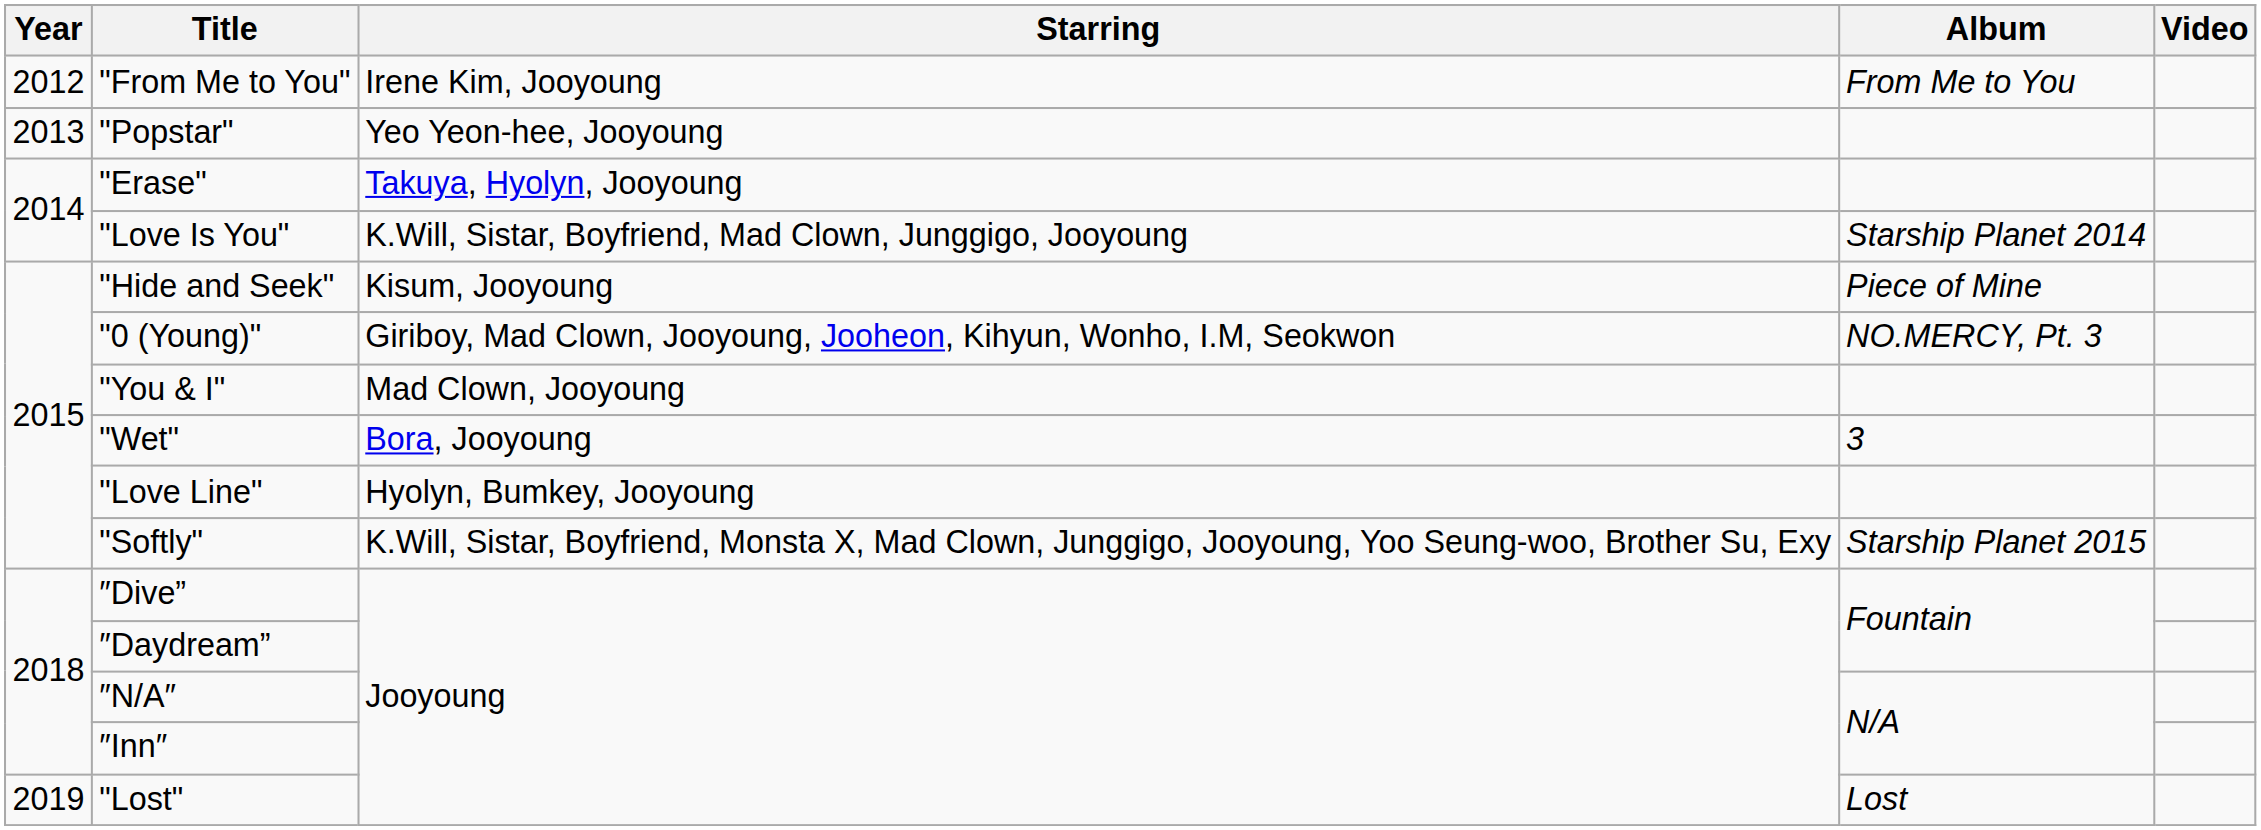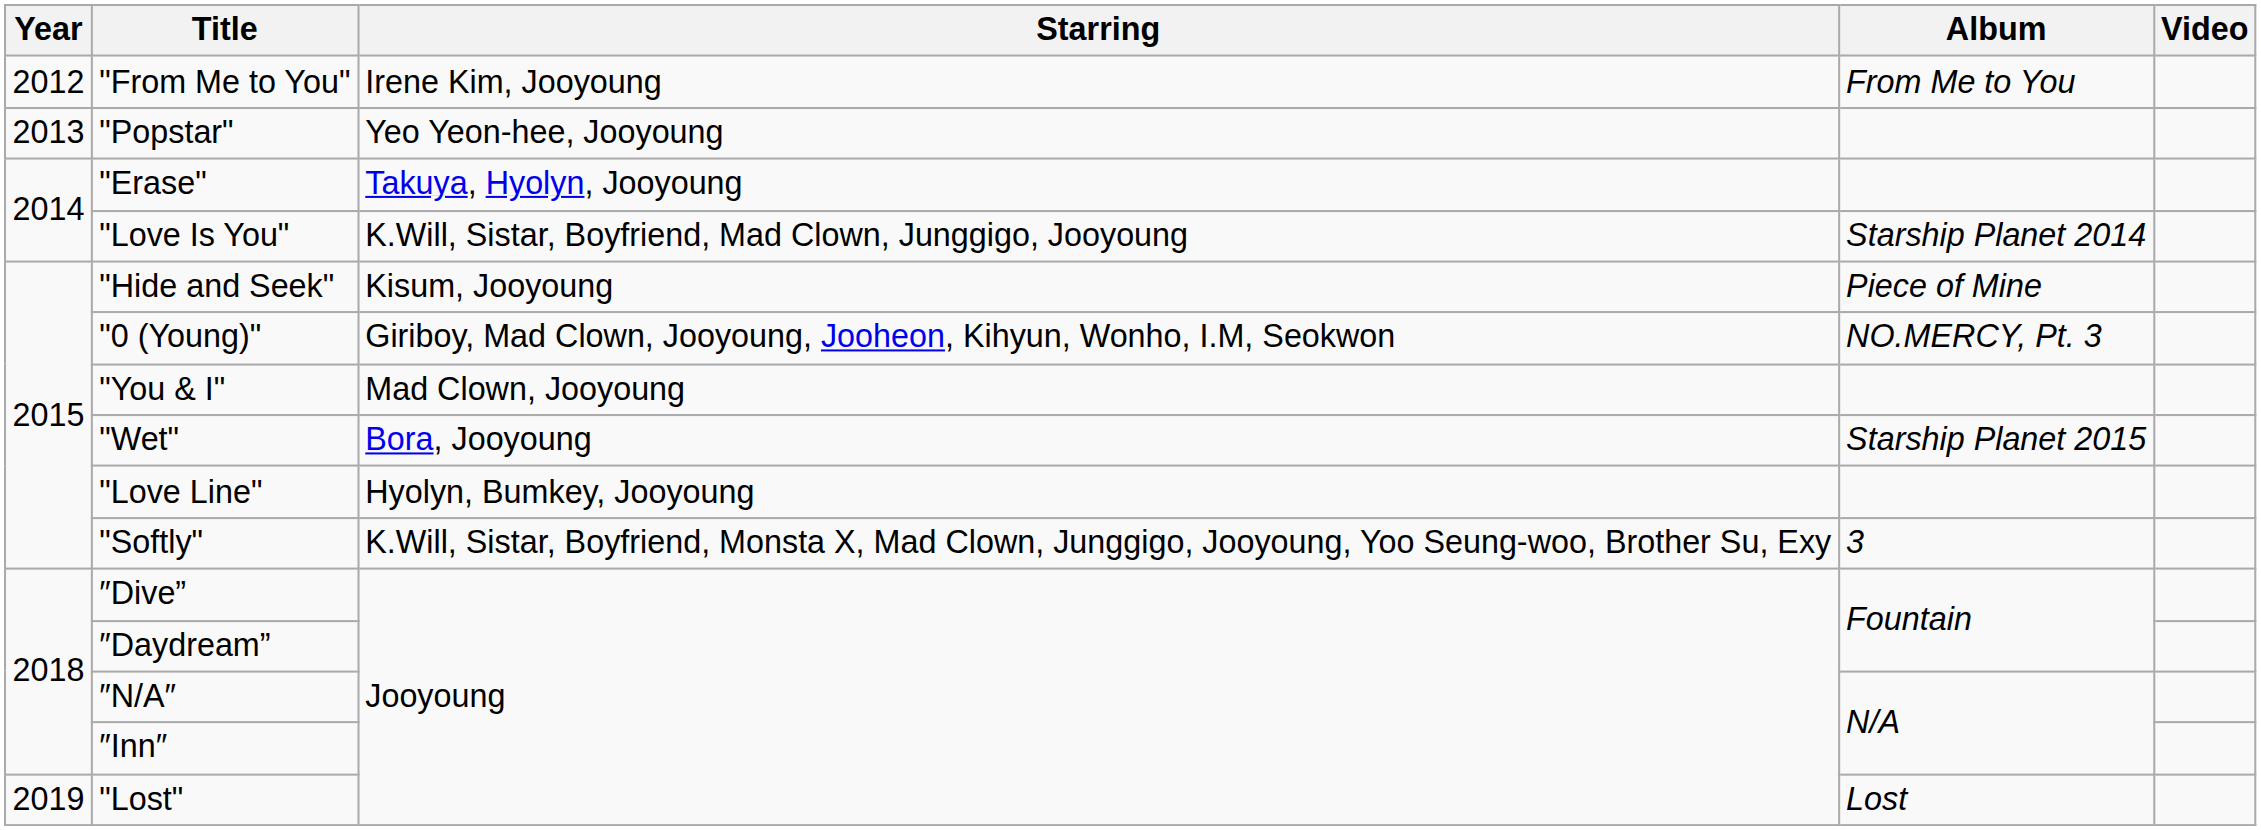(1855, 440) 3 -> (1996, 440) Starship Planet 2015
(1996, 542) Starship Planet 2015 -> (1855, 542) 3
